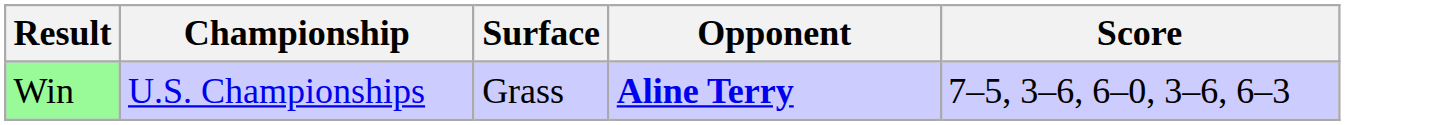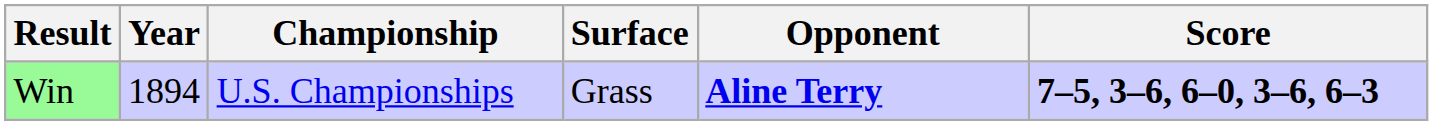+ column: (164, 33)
(1119, 90) normal -> (1208, 90) bold
